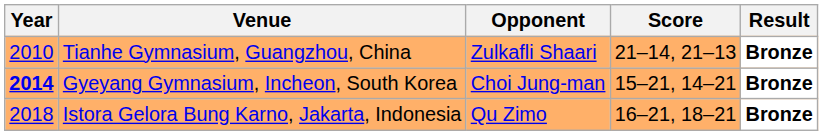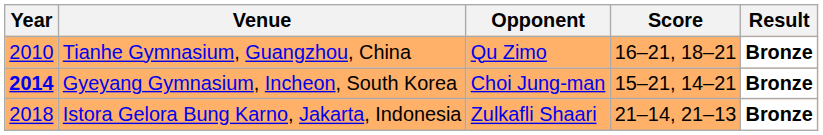(534, 52) Zulkafli Shaari -> (509, 52) Qu Zimo
(675, 52) 21–14, 21–13 -> (675, 52) 16–21, 18–21
(509, 115) Qu Zimo -> (534, 115) Zulkafli Shaari
(675, 115) 16–21, 18–21 -> (675, 115) 21–14, 21–13
